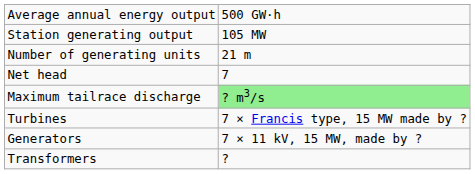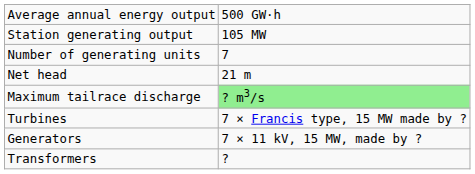(236, 55) 21 m -> (225, 55) 7
(225, 75) 7 -> (236, 75) 21 m
